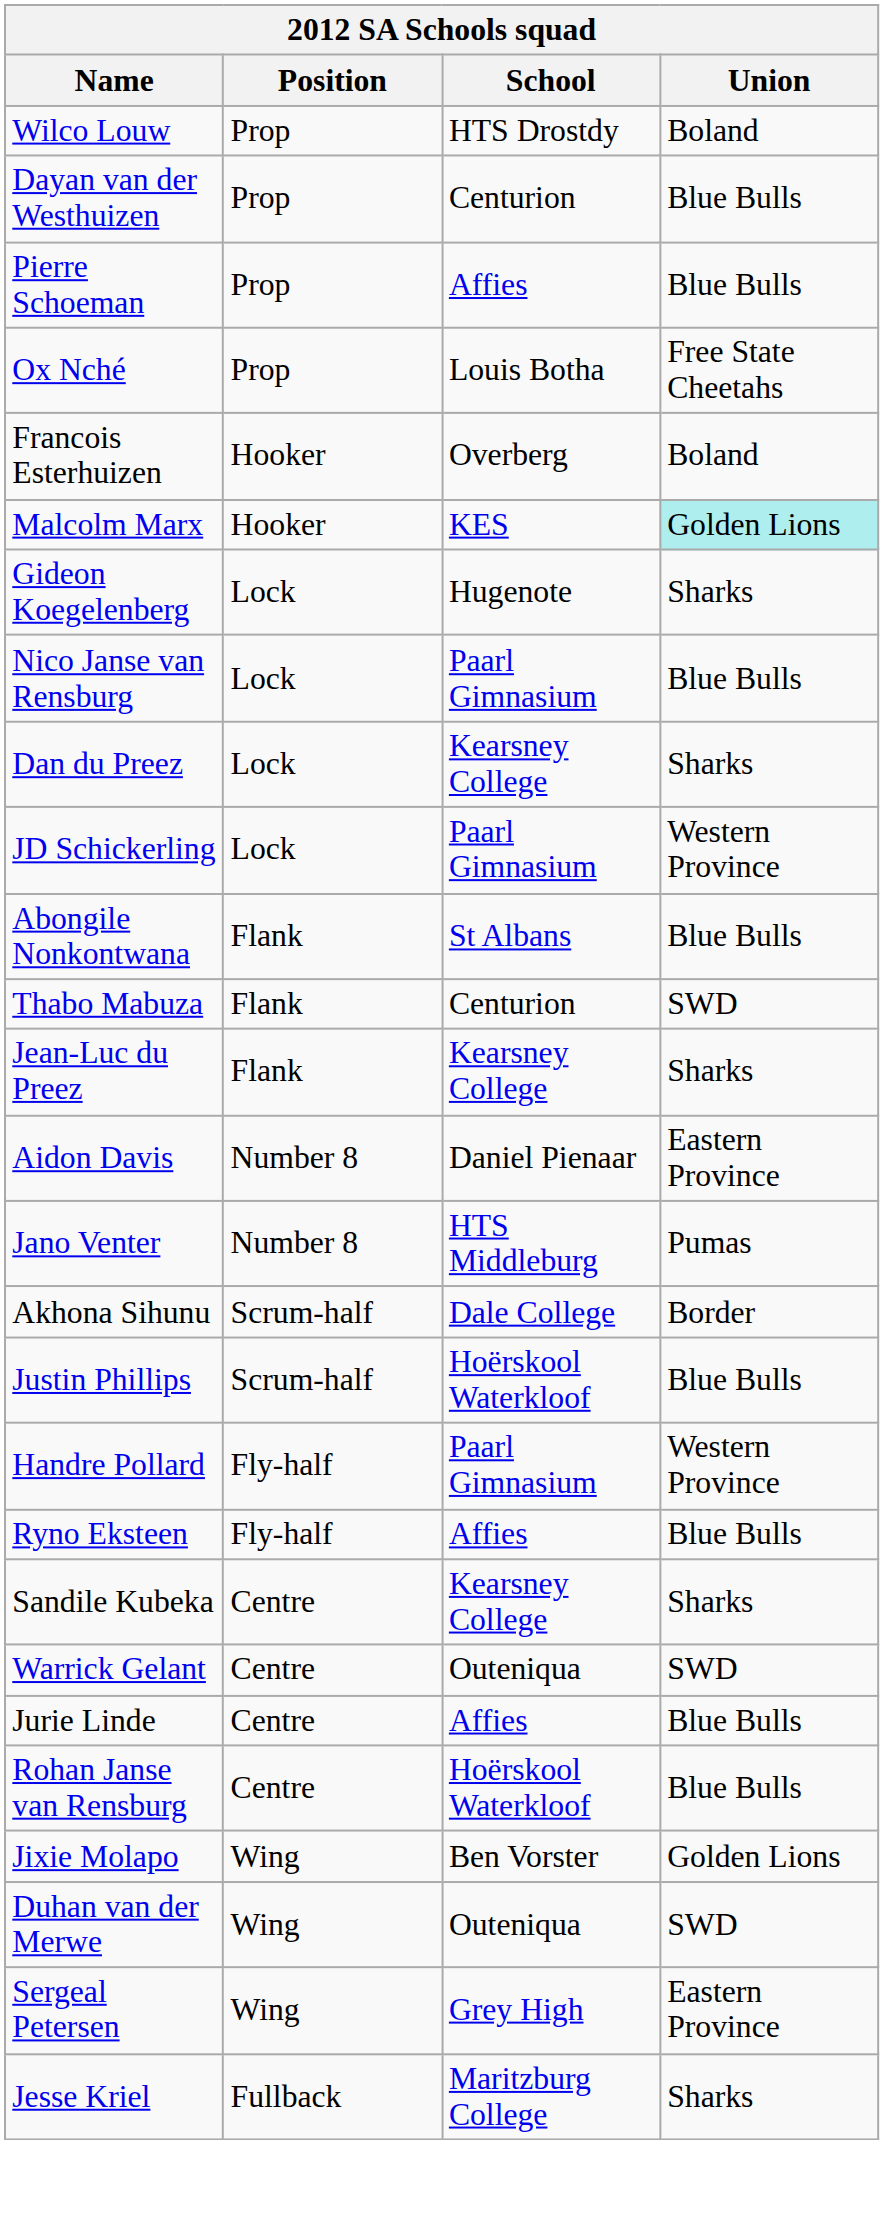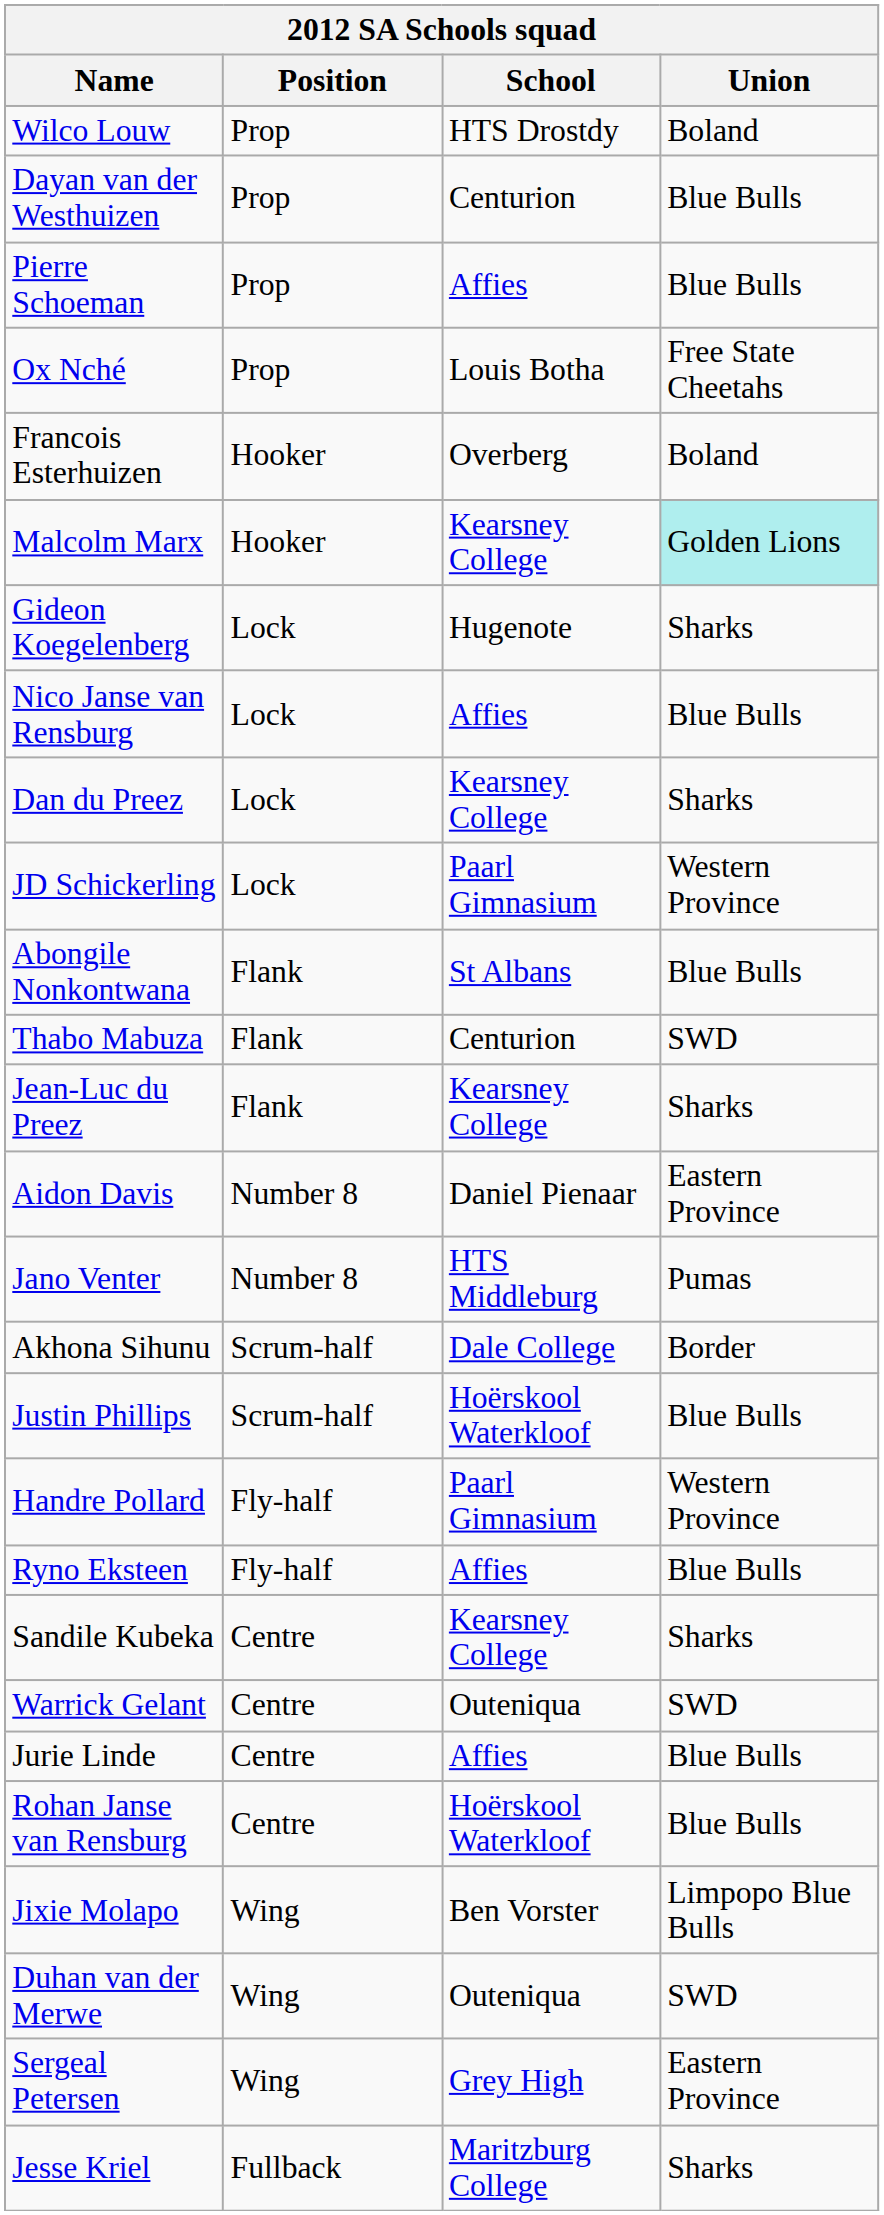(479, 523) KES -> (509, 541) Kearsney College
(523, 677) Paarl Gimnasium -> (488, 713) Affies
(754, 1855) Golden Lions -> (759, 1909) Limpopo Blue Bulls
